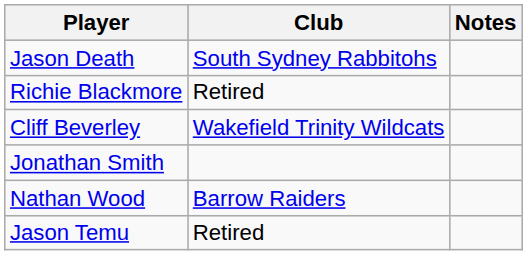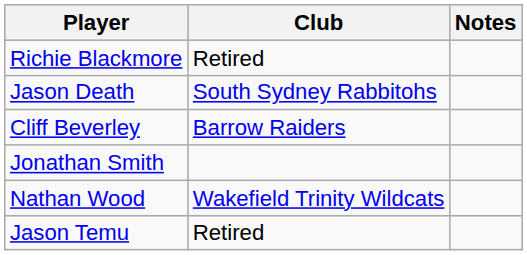rows swapped: (96, 93) <-> (72, 58)
(319, 128) Wakefield Trinity Wildcats -> (269, 128) Barrow Raiders
(269, 198) Barrow Raiders -> (319, 198) Wakefield Trinity Wildcats
